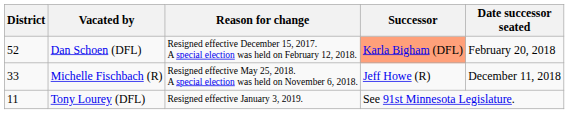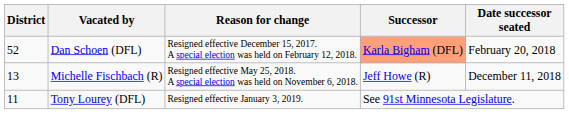(13, 76) 33 -> (13, 76) 13
